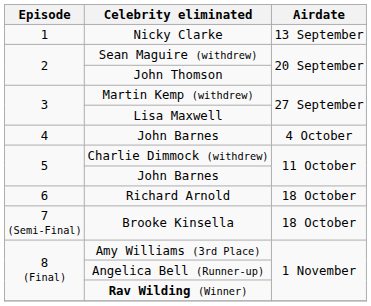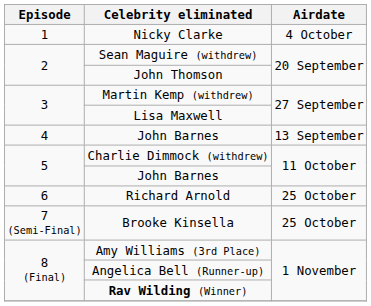(319, 35) 13 September -> (319, 35) 4 October
(319, 135) 4 October -> (319, 135) 13 September
(319, 196) 18 October -> (319, 196) 25 October
(319, 223) 18 October -> (319, 223) 25 October
